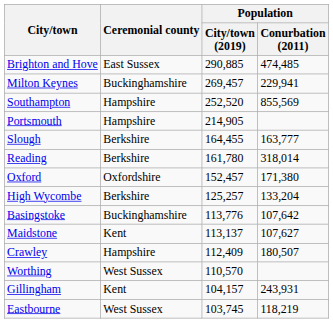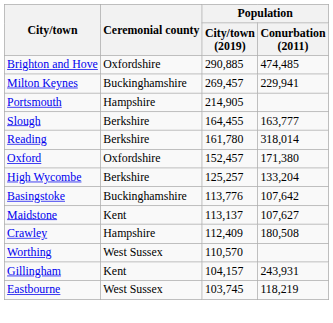(131, 64) East Sussex -> (132, 64) Oxfordshire
- row: (39, 102)
(280, 252) 180,507 -> (280, 233) 180,508
